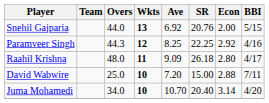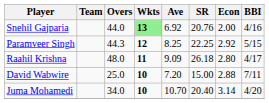(142, 28) no background -> (142, 28) lightgreen background
(253, 28) 5/15 -> (253, 28) 4/16
(253, 43) 4/16 -> (253, 43) 5/15
